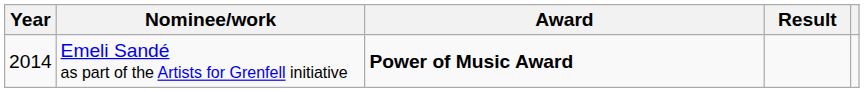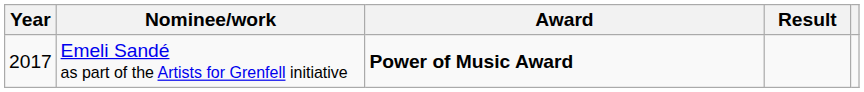(30, 60) 2014 -> (30, 60) 2017
